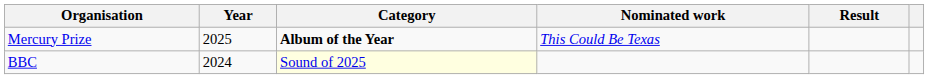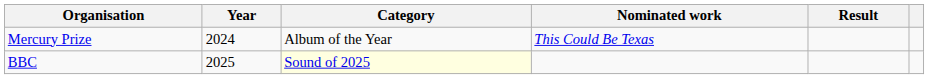(217, 39) 2025 -> (220, 39) 2024
(337, 39) bold -> (338, 39) normal
(217, 62) 2024 -> (220, 62) 2025
